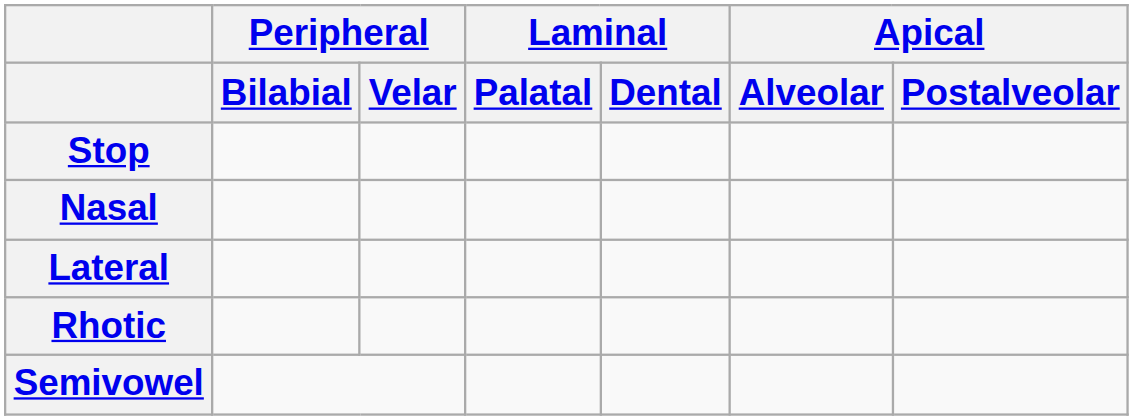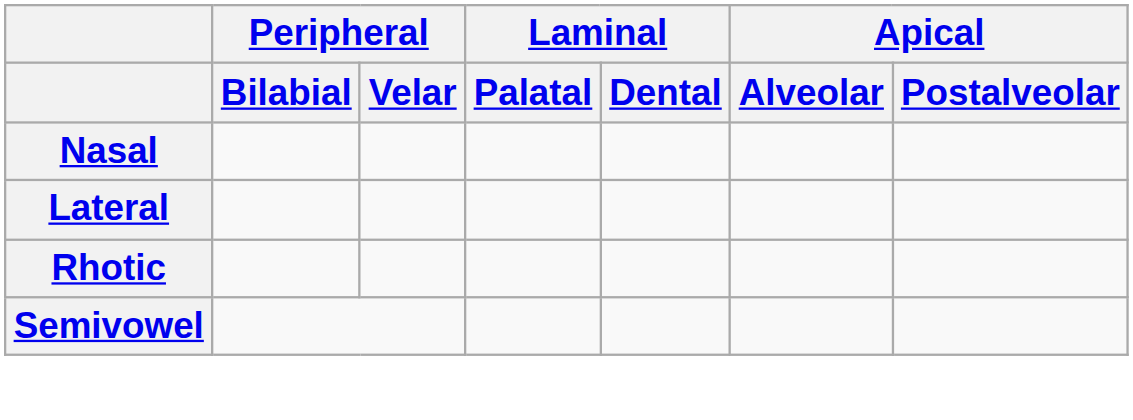- row: (109, 150)
